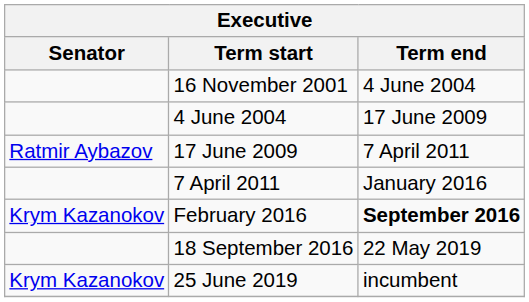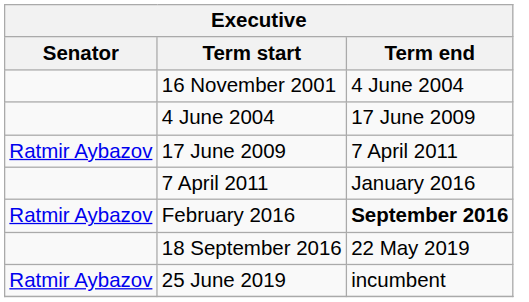(87, 215) Krym Kazanokov -> (81, 215) Ratmir Aybazov
(87, 280) Krym Kazanokov -> (81, 280) Ratmir Aybazov
